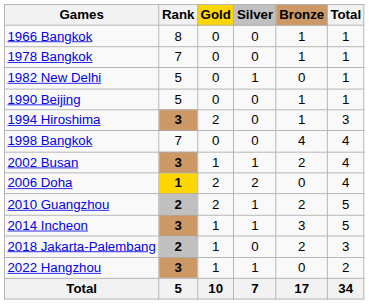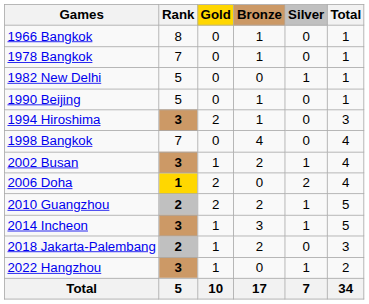columns swapped: (255, 15) <-> (302, 15)
